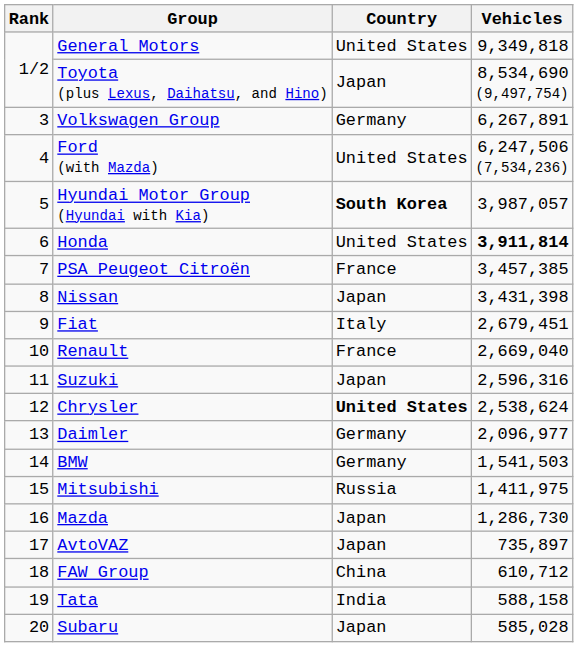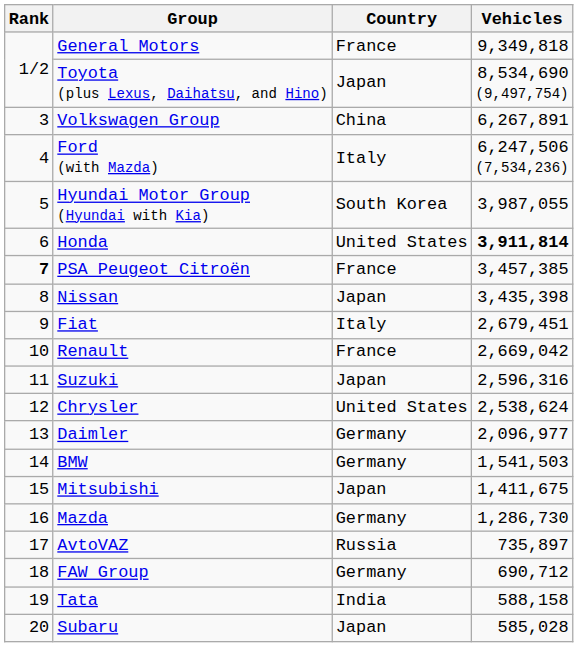(402, 46) United States -> (366, 46) France
(371, 121) Germany -> (361, 121) China
(402, 158) United States -> (361, 158) Italy
(392, 205) bold -> (392, 205) normal
(523, 205) 3,987,057 -> (523, 205) 3,987,055
(44, 270) normal -> (44, 270) bold
(523, 297) 3,431,398 -> (523, 297) 3,435,398
(523, 352) 2,669,040 -> (523, 352) 2,669,042
(402, 407) bold -> (402, 407) normal
(366, 490) Russia -> (361, 490) Japan
(523, 490) 1,411,975 -> (523, 490) 1,411,675
(361, 518) Japan -> (371, 518) Germany
(361, 545) Japan -> (366, 545) Russia
(361, 573) China -> (371, 573) Germany
(533, 573) 610,712 -> (533, 573) 690,712
